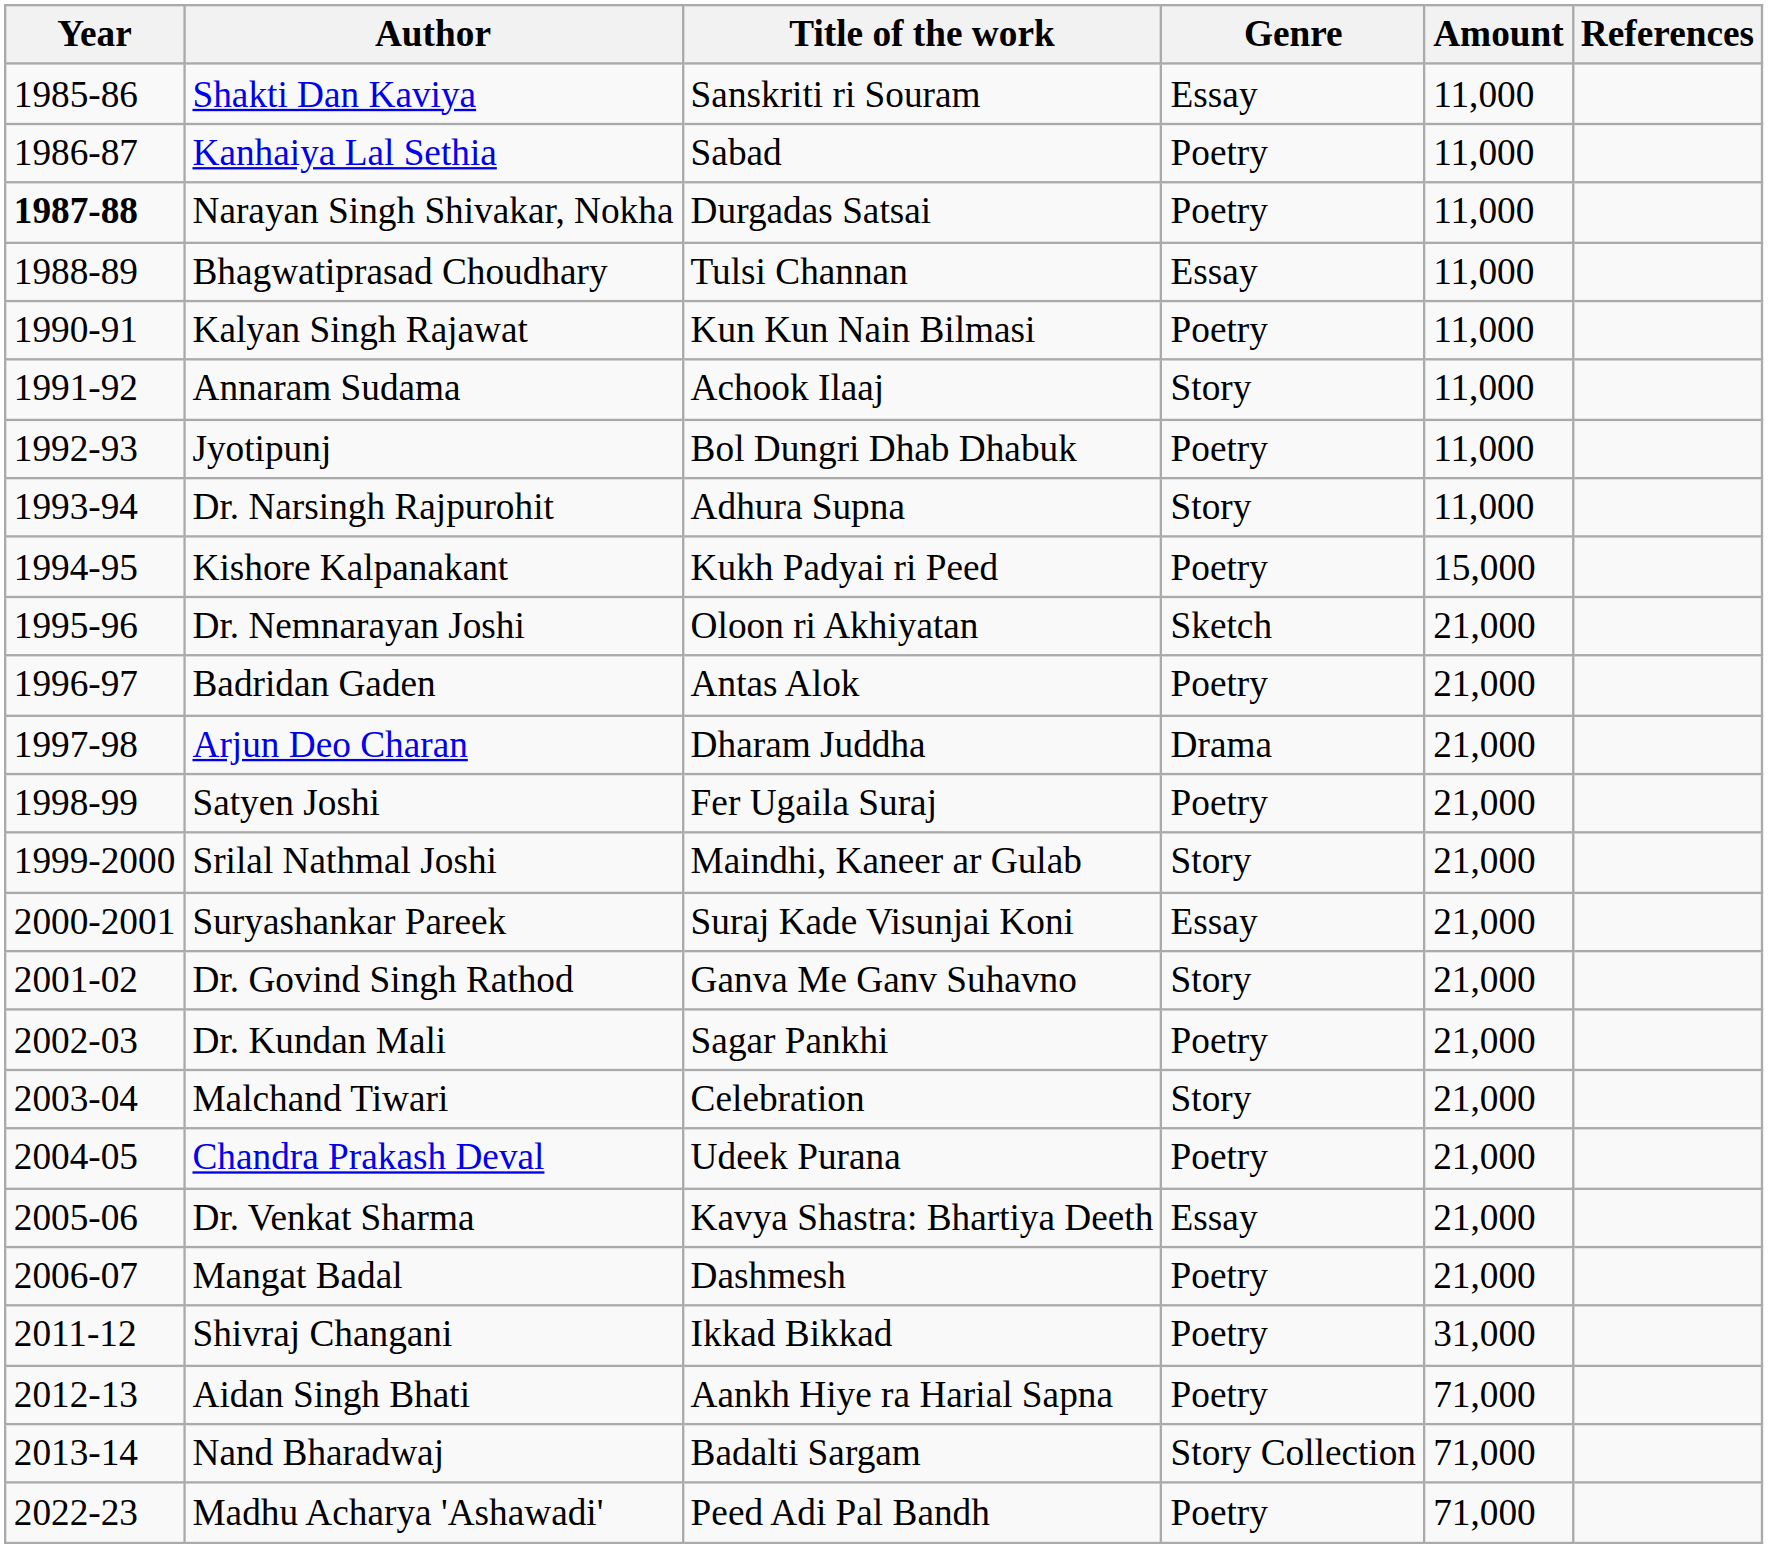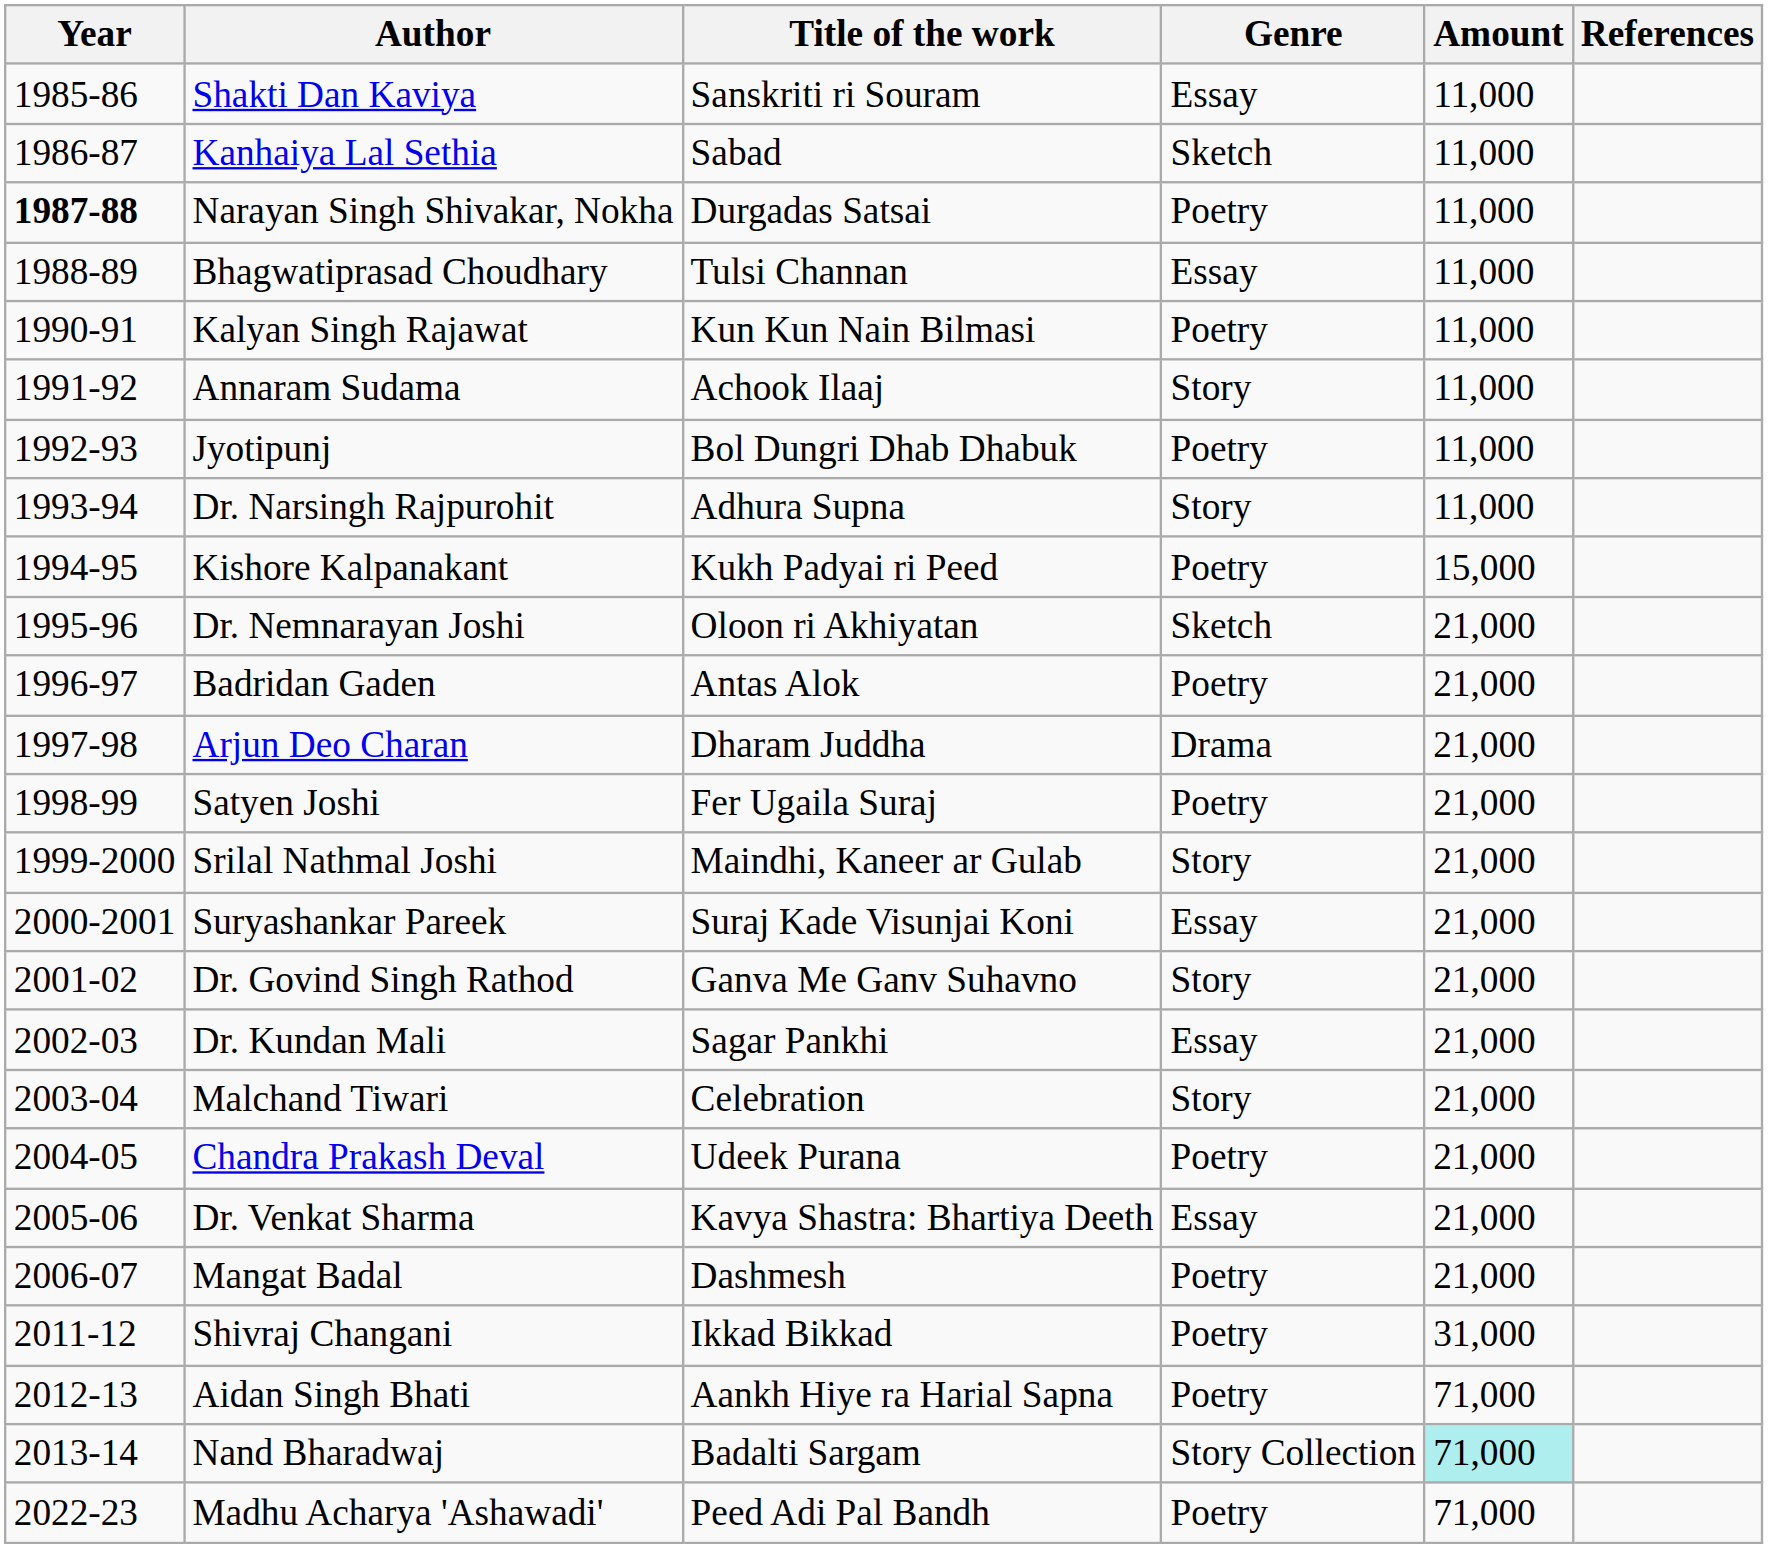(1219, 152) Poetry -> (1221, 152) Sketch
(1219, 1039) Poetry -> (1214, 1039) Essay
(1484, 1453) no background -> (1484, 1453) paleturquoise background
